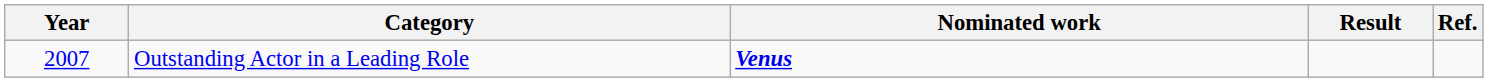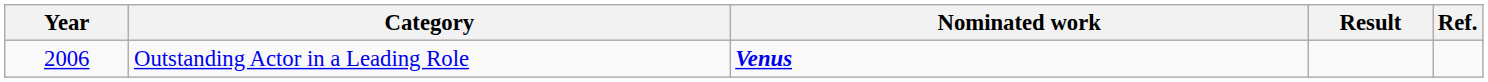(67, 58) 2007 -> (67, 58) 2006
